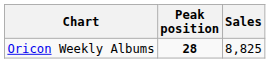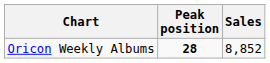(243, 48) 8,825 -> (243, 48) 8,852
